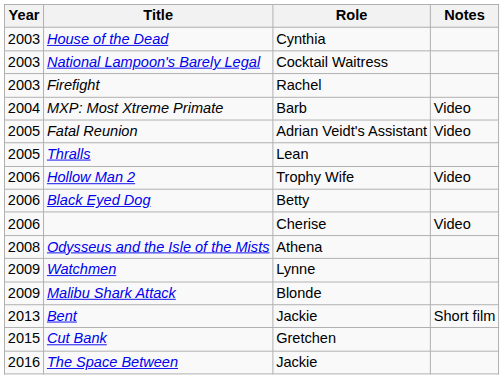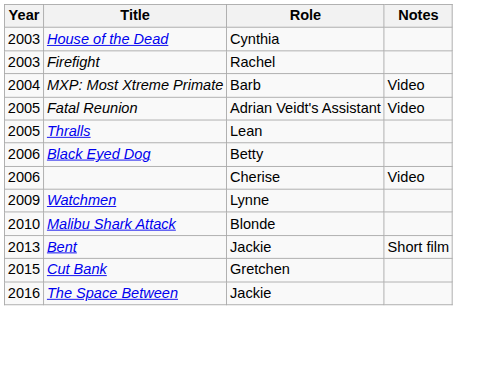- row: (154, 62)
- row: (91, 177)
- row: (158, 246)
(24, 293) 2009 -> (24, 223) 2010
